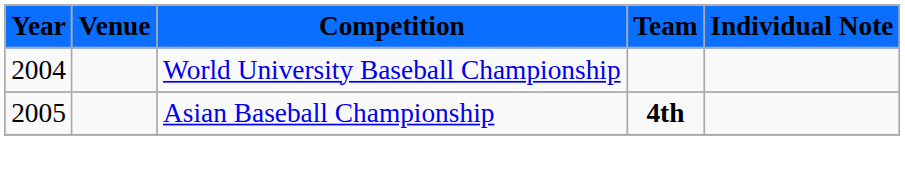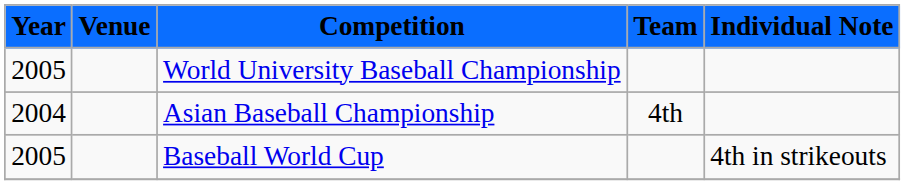(39, 69) 2004 -> (39, 69) 2005
(39, 112) 2005 -> (39, 112) 2004
(665, 112) bold -> (665, 112) normal
+ row: (273, 156)
